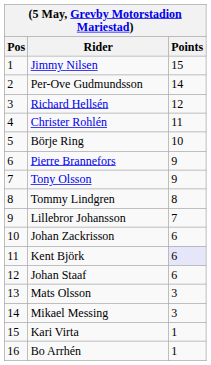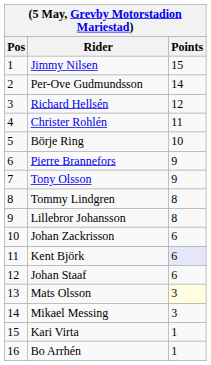(174, 217) 7 -> (174, 217) 8
(174, 293) no background -> (174, 293) lightyellow background
